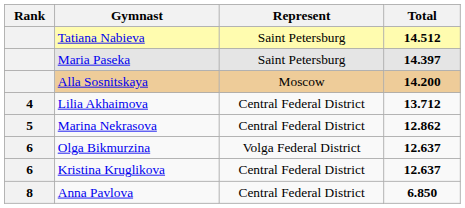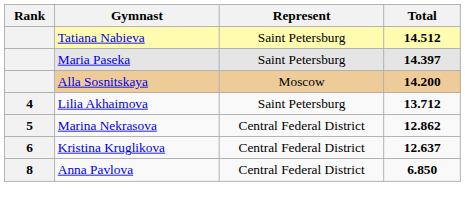(302, 103) Central Federal District -> (302, 103) Saint Petersburg
- row: (104, 148)
